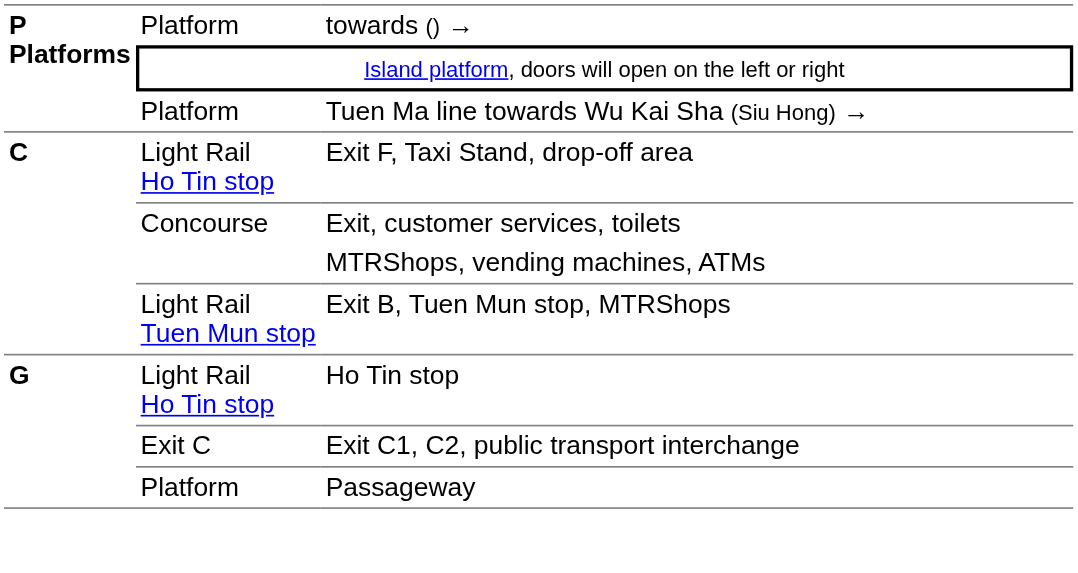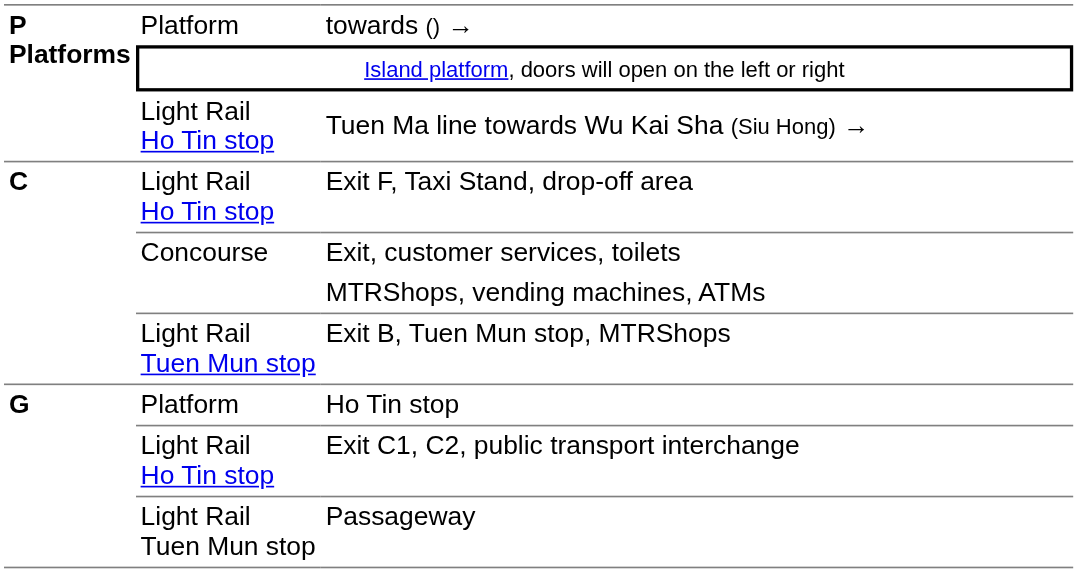(190, 110) Platform -> (207, 125) Light Rail Ho Tin stop
(207, 389) Light Rail Ho Tin stop -> (190, 404) Platform
(176, 445) Exit C -> (207, 460) Light Rail Ho Tin stop
(190, 487) Platform -> (228, 531) Light Rail Tuen Mun stop
